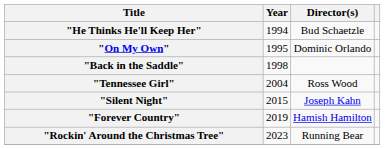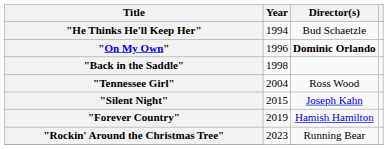(277, 48) 1995 -> (277, 48) 1996
(332, 48) normal -> (334, 48) bold
